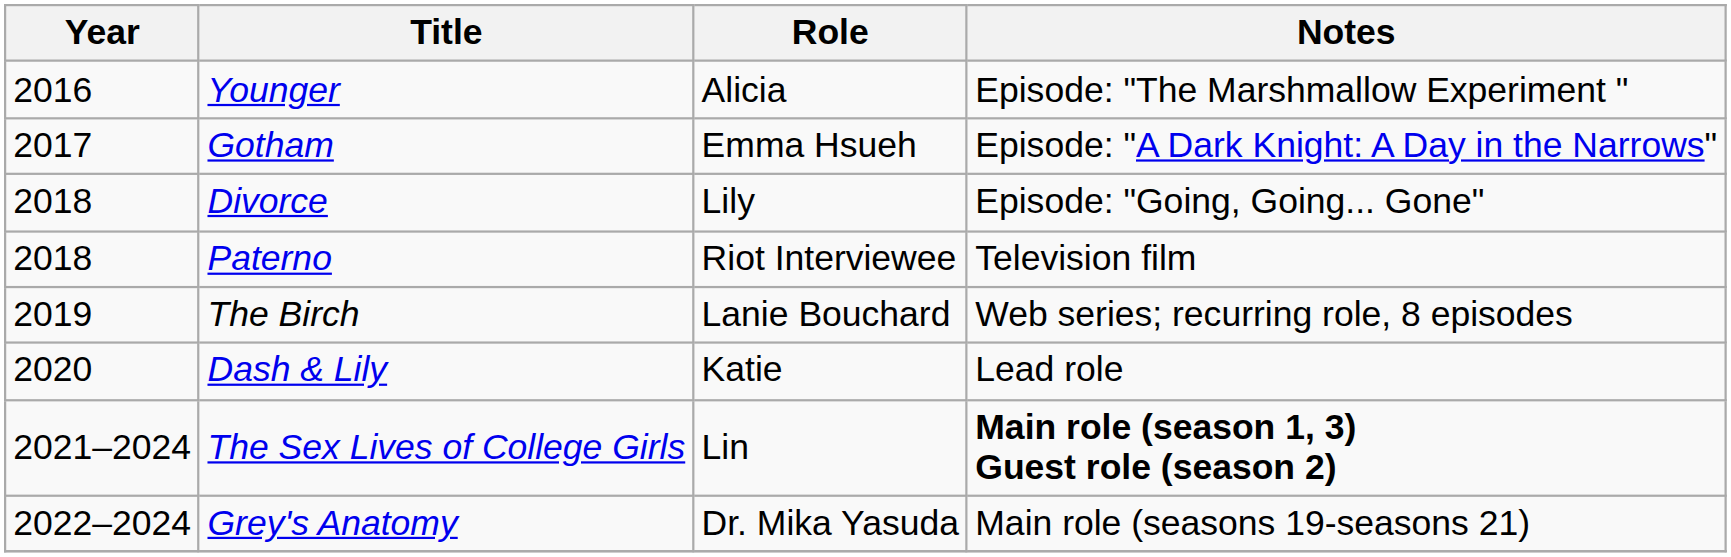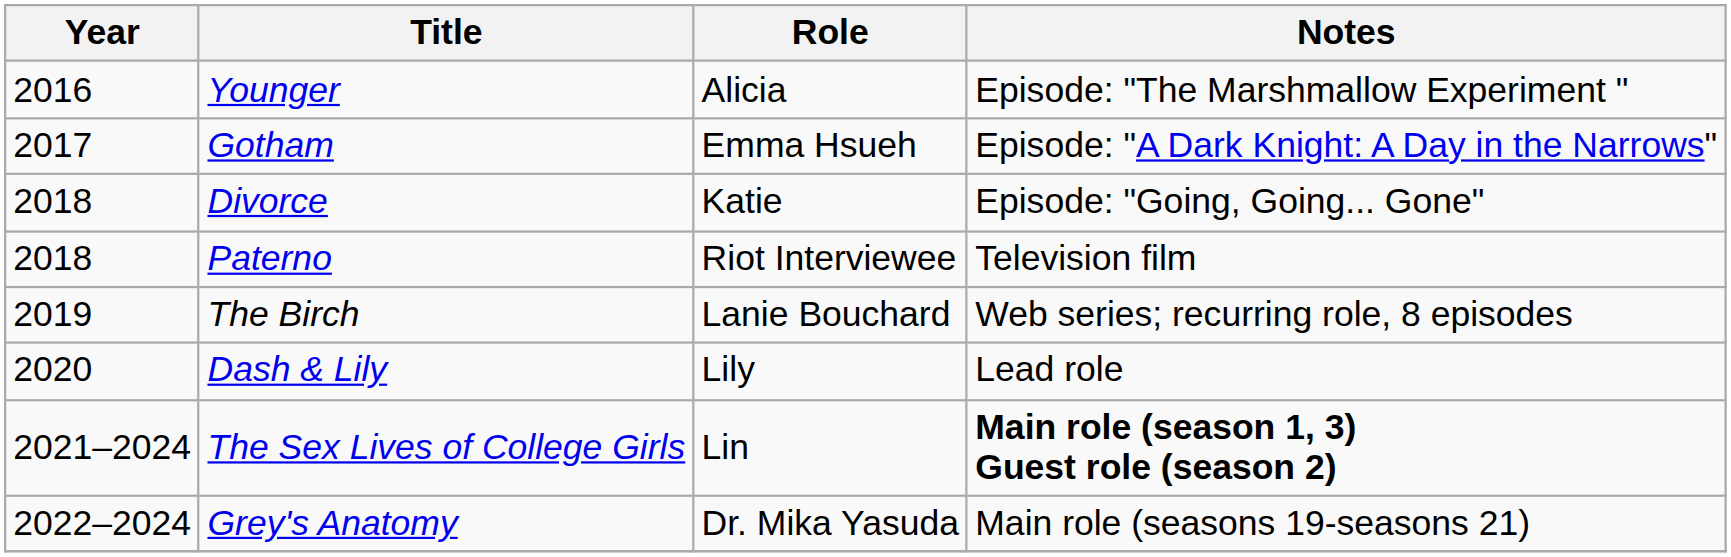(728, 201) Lily -> (742, 201) Katie
(742, 370) Katie -> (728, 370) Lily
